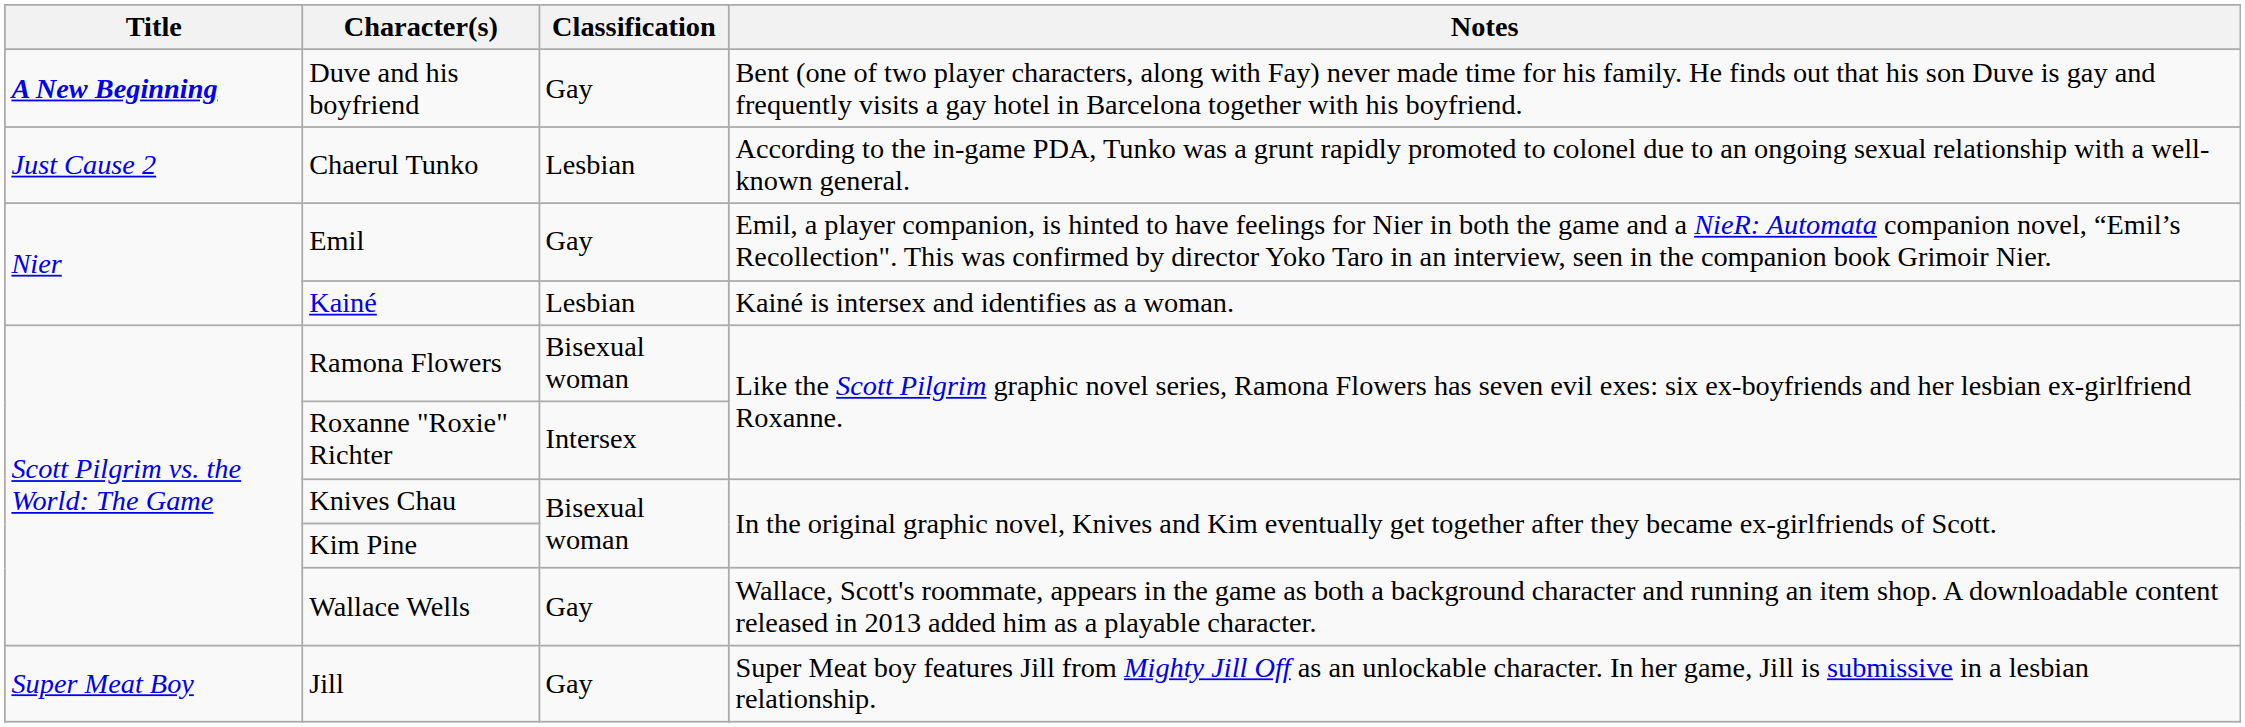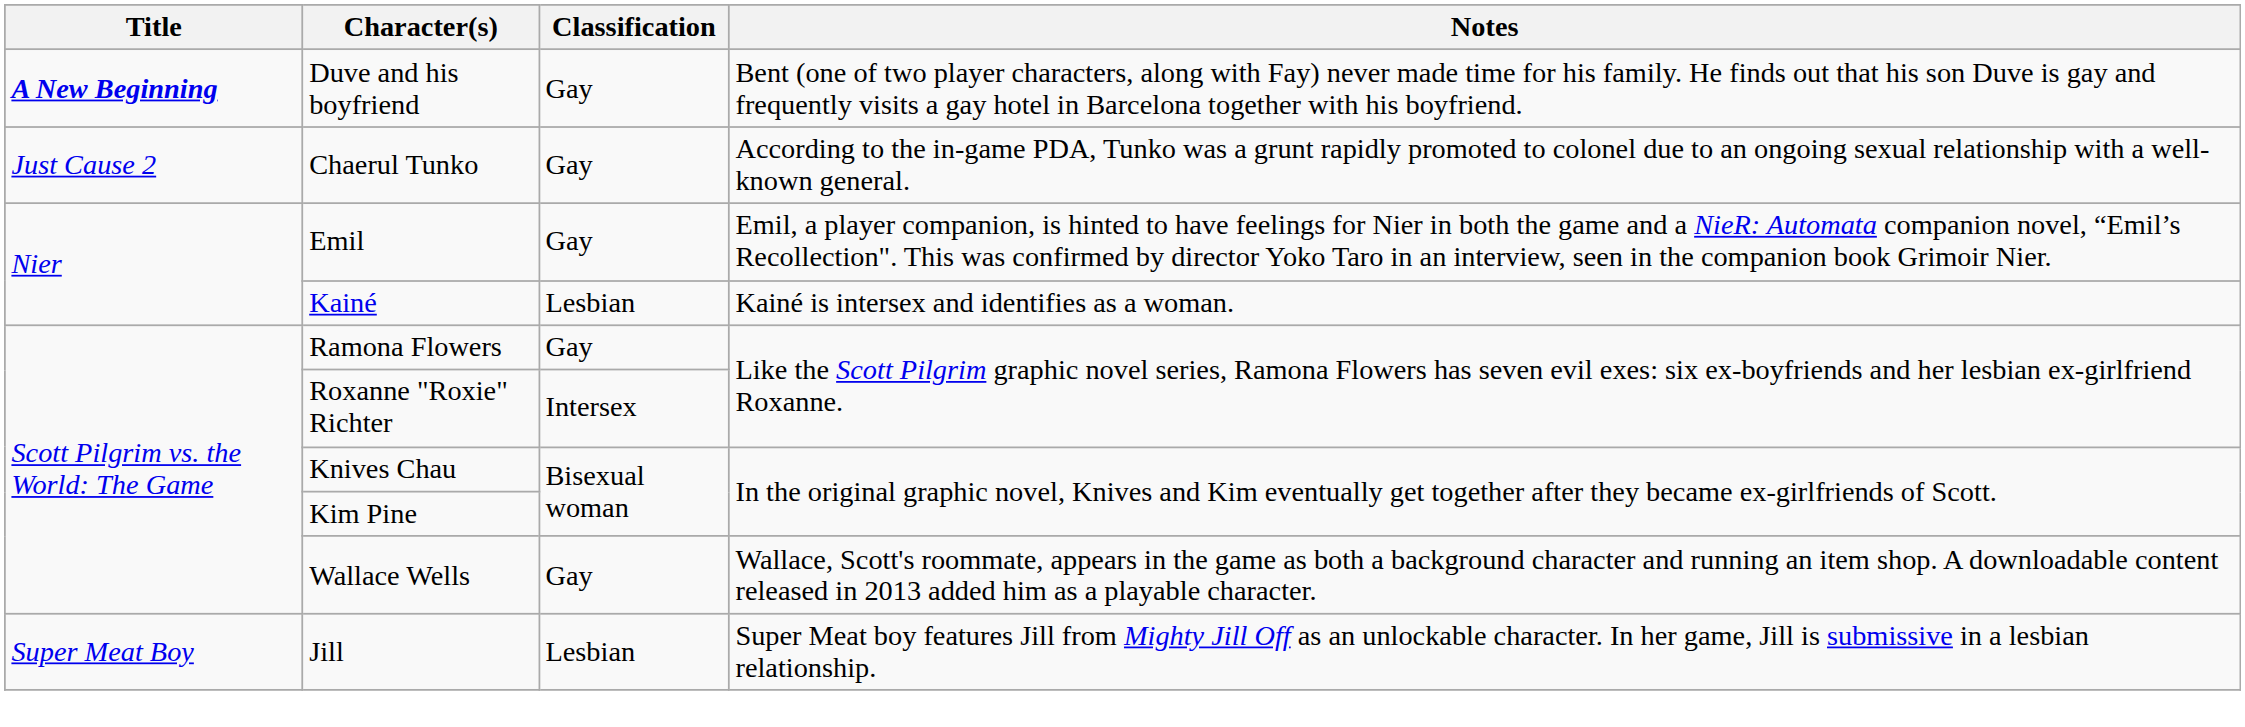(590, 164) Lesbian -> (569, 164) Gay
(595, 363) Bisexual woman -> (569, 347) Gay
(569, 683) Gay -> (590, 651) Lesbian
